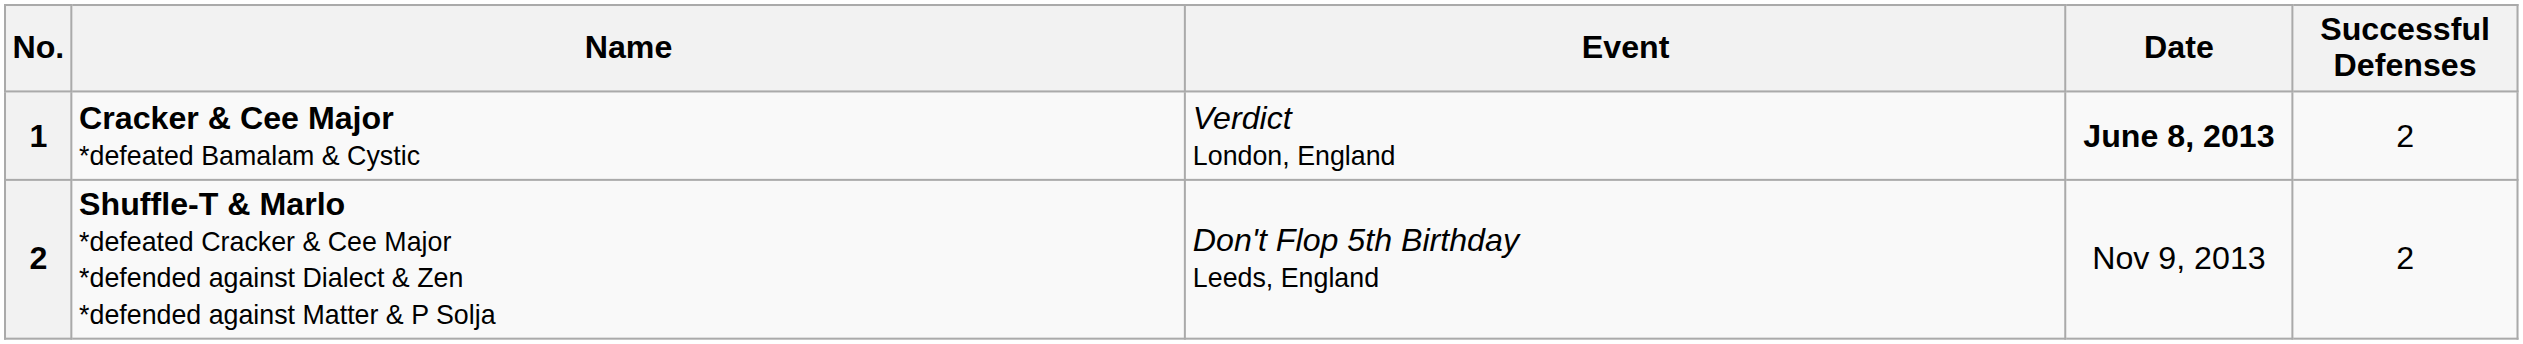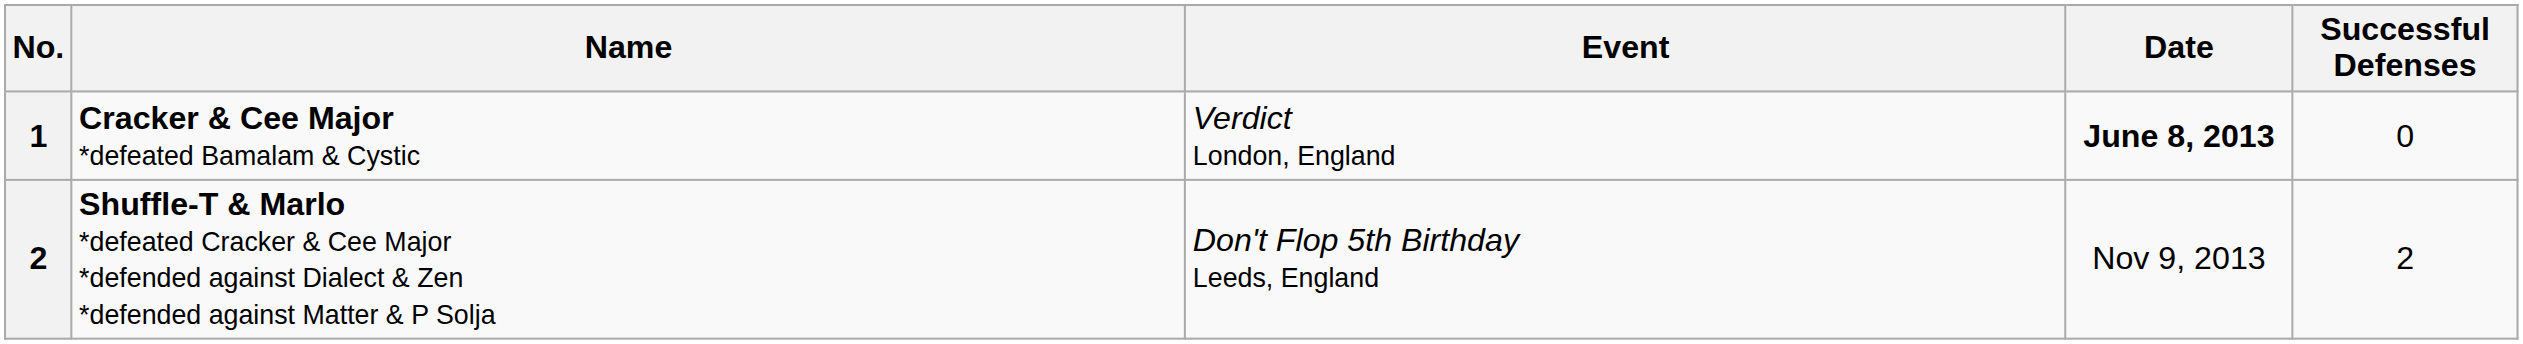(2405, 135) 2 -> (2405, 135) 0
